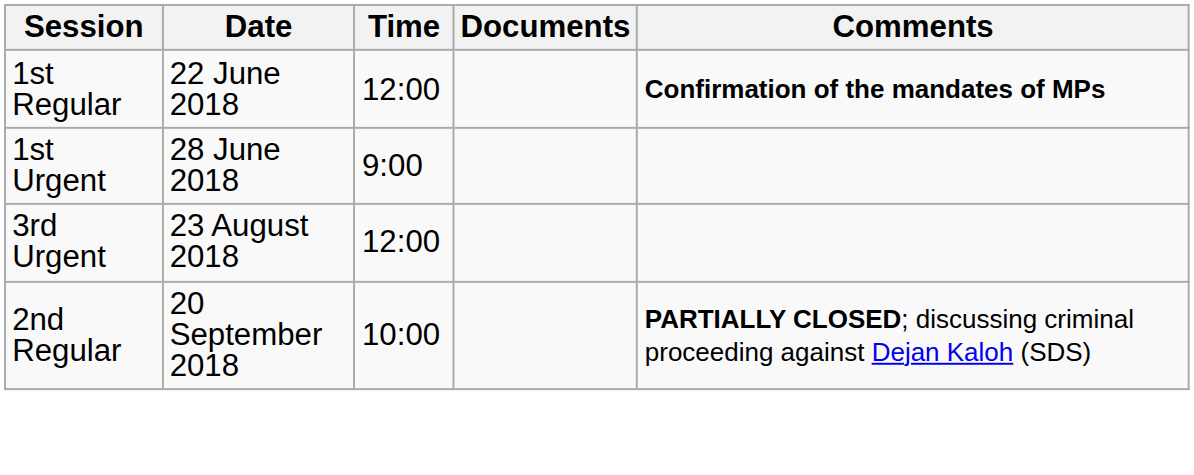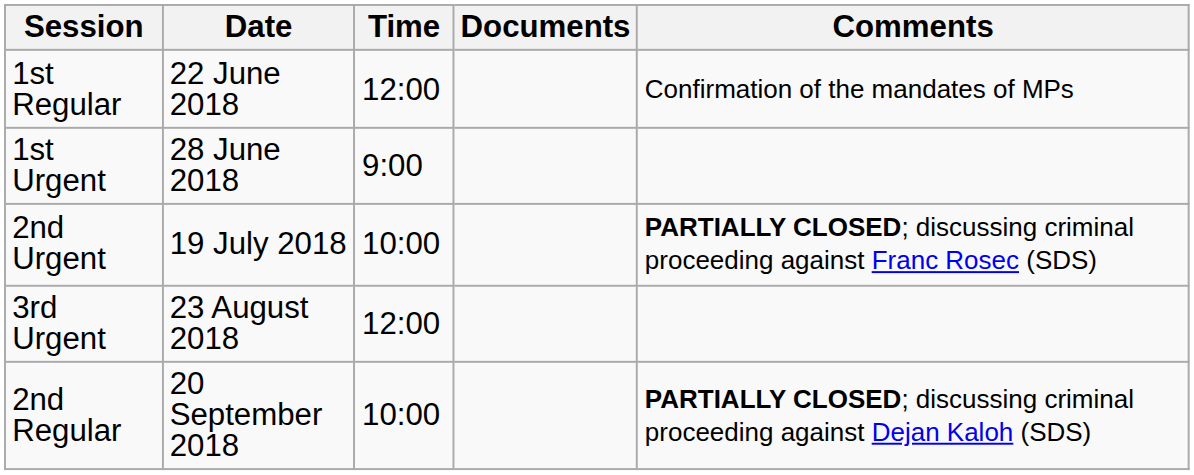(875, 87) bold -> (859, 89) normal
+ row: (59, 243)
